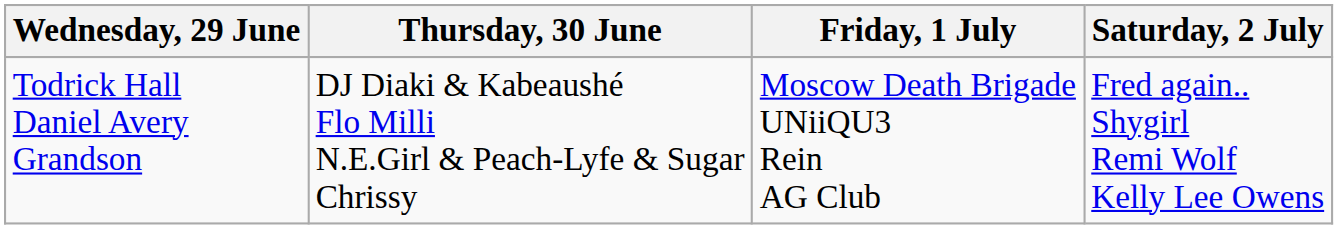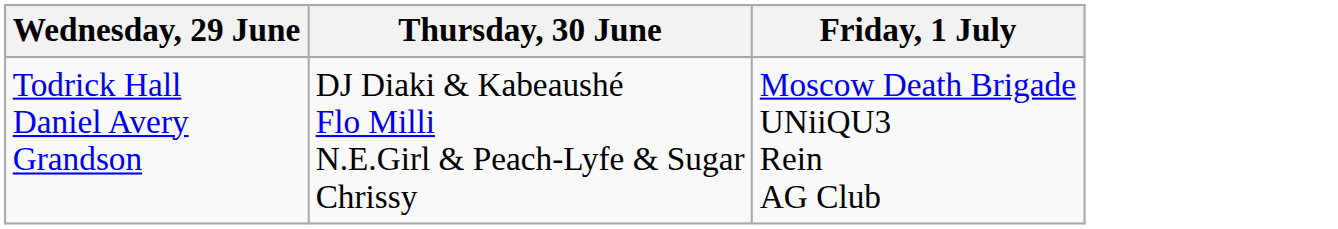- column: (1208, 30)
